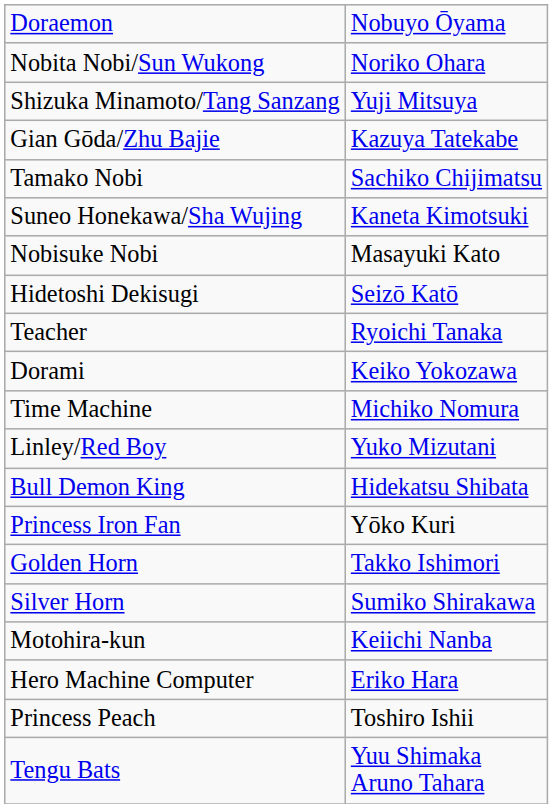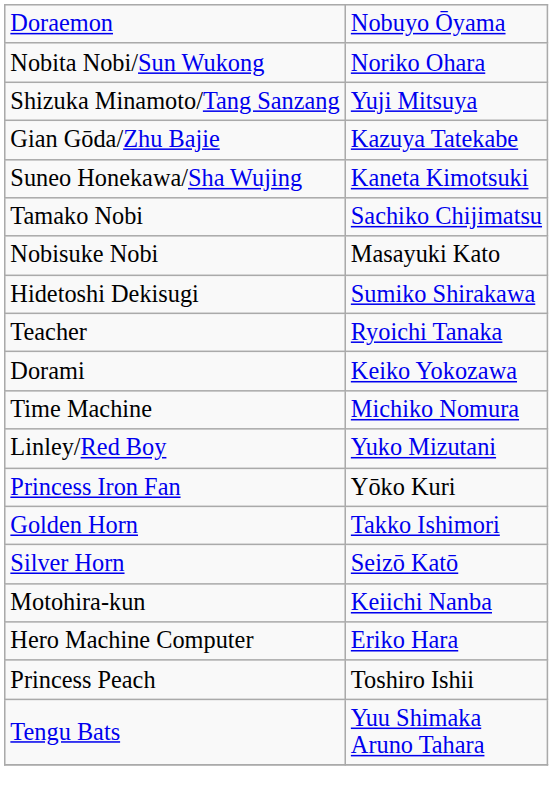rows swapped: (156, 216) <-> (77, 178)
(405, 293) Seizō Katō -> (443, 293) Sumiko Shirakawa
- row: (98, 486)
(443, 602) Sumiko Shirakawa -> (405, 563) Seizō Katō
